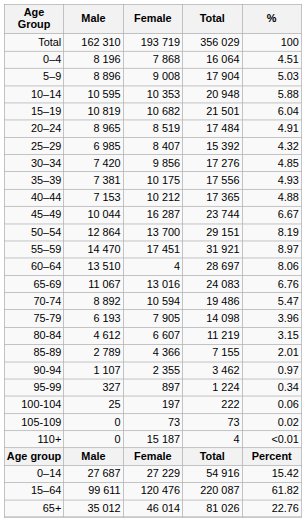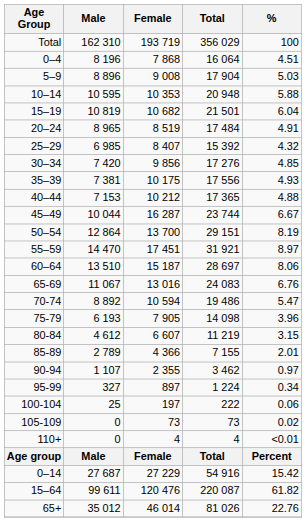(177, 266) 4 -> (163, 266) 15 187
(163, 439) 15 187 -> (177, 439) 4
